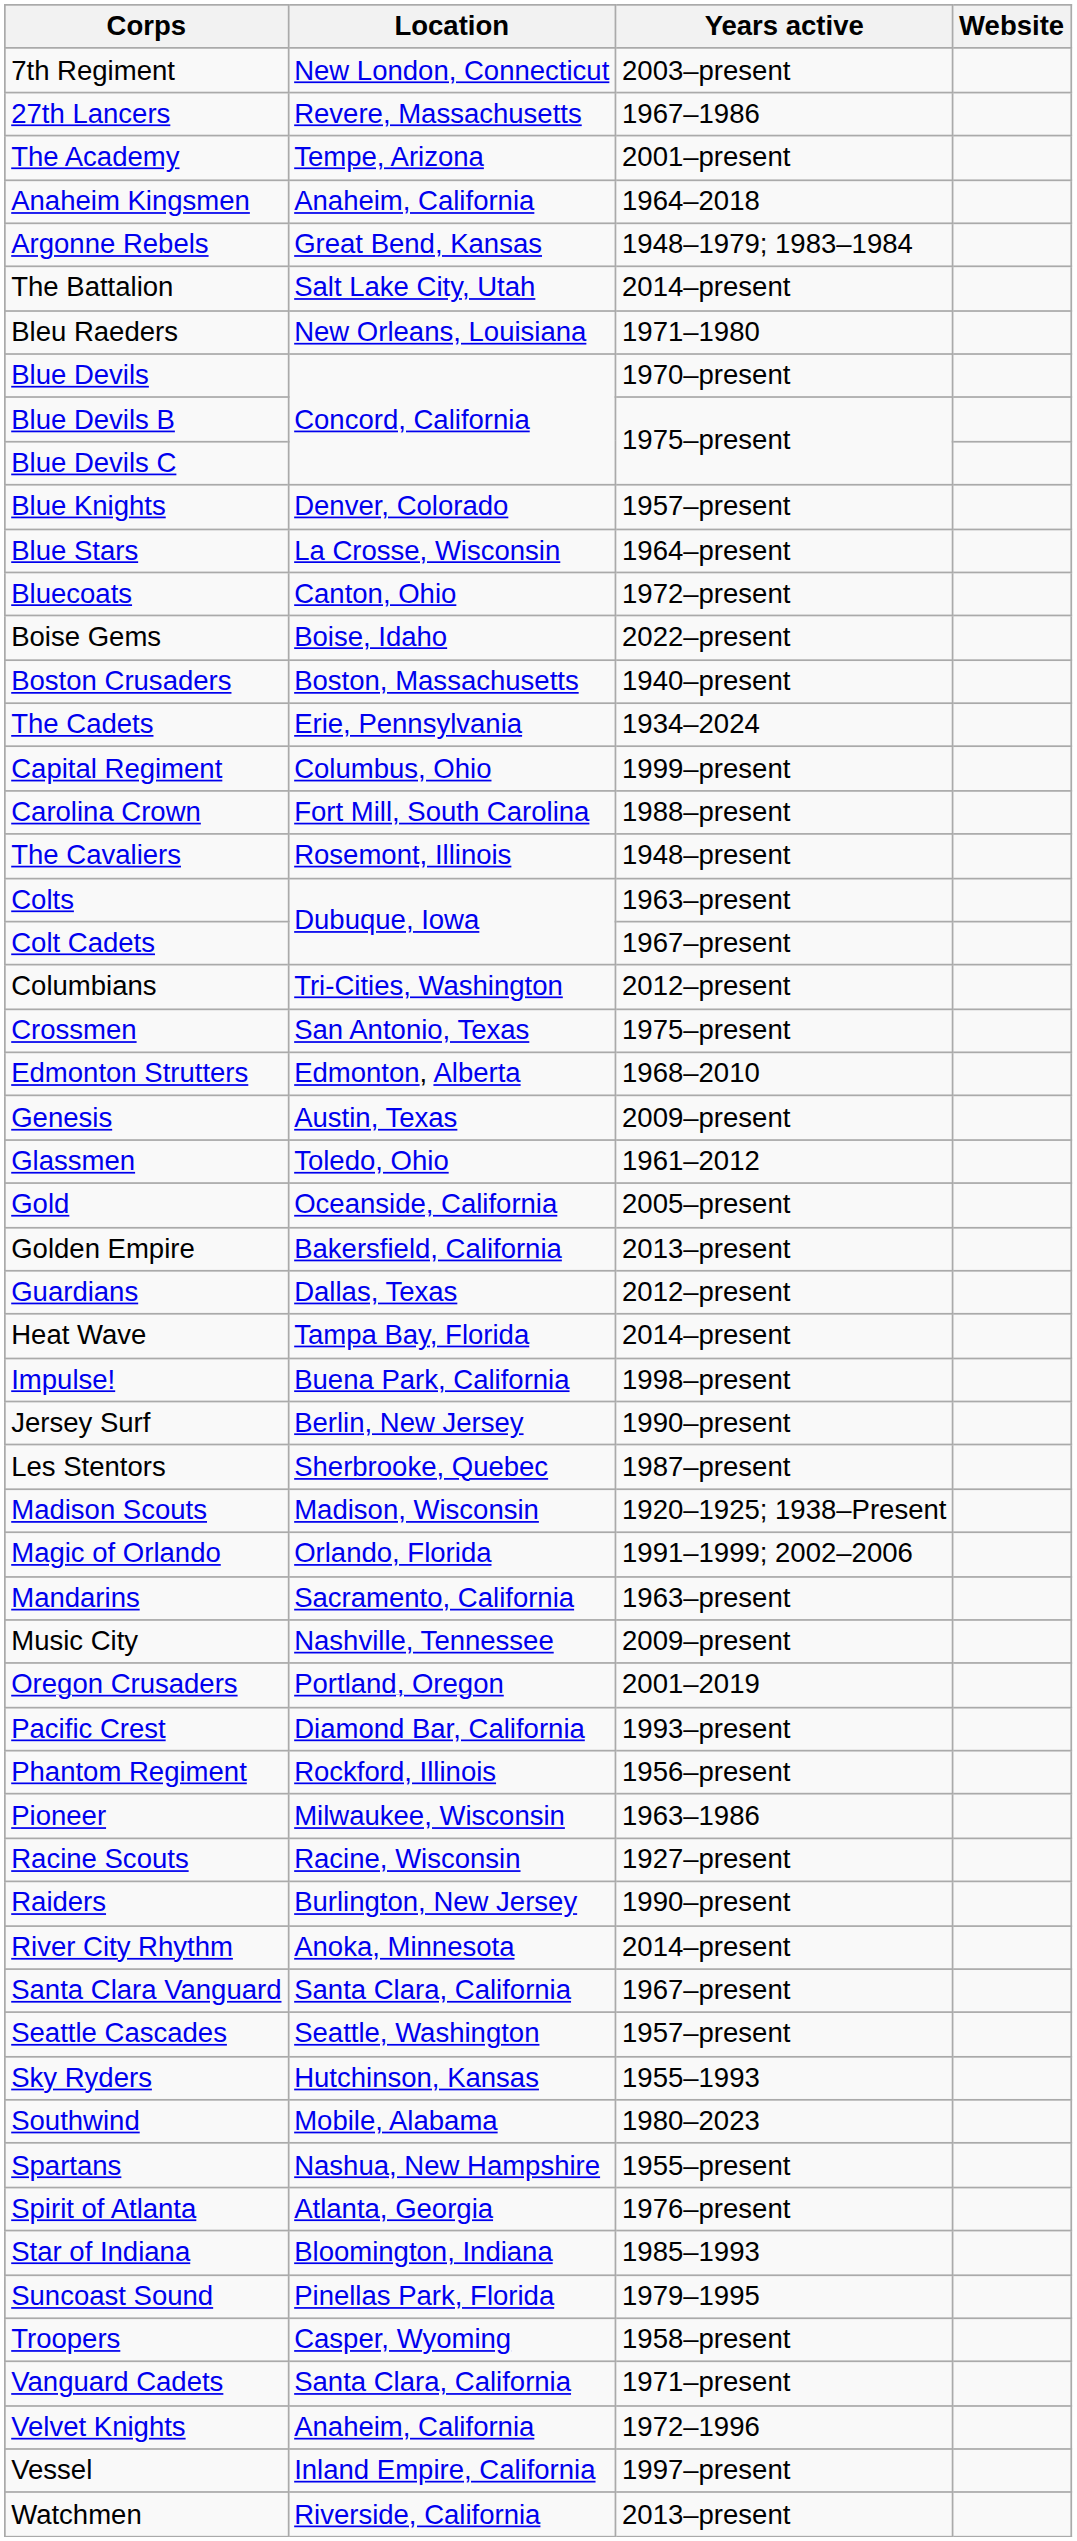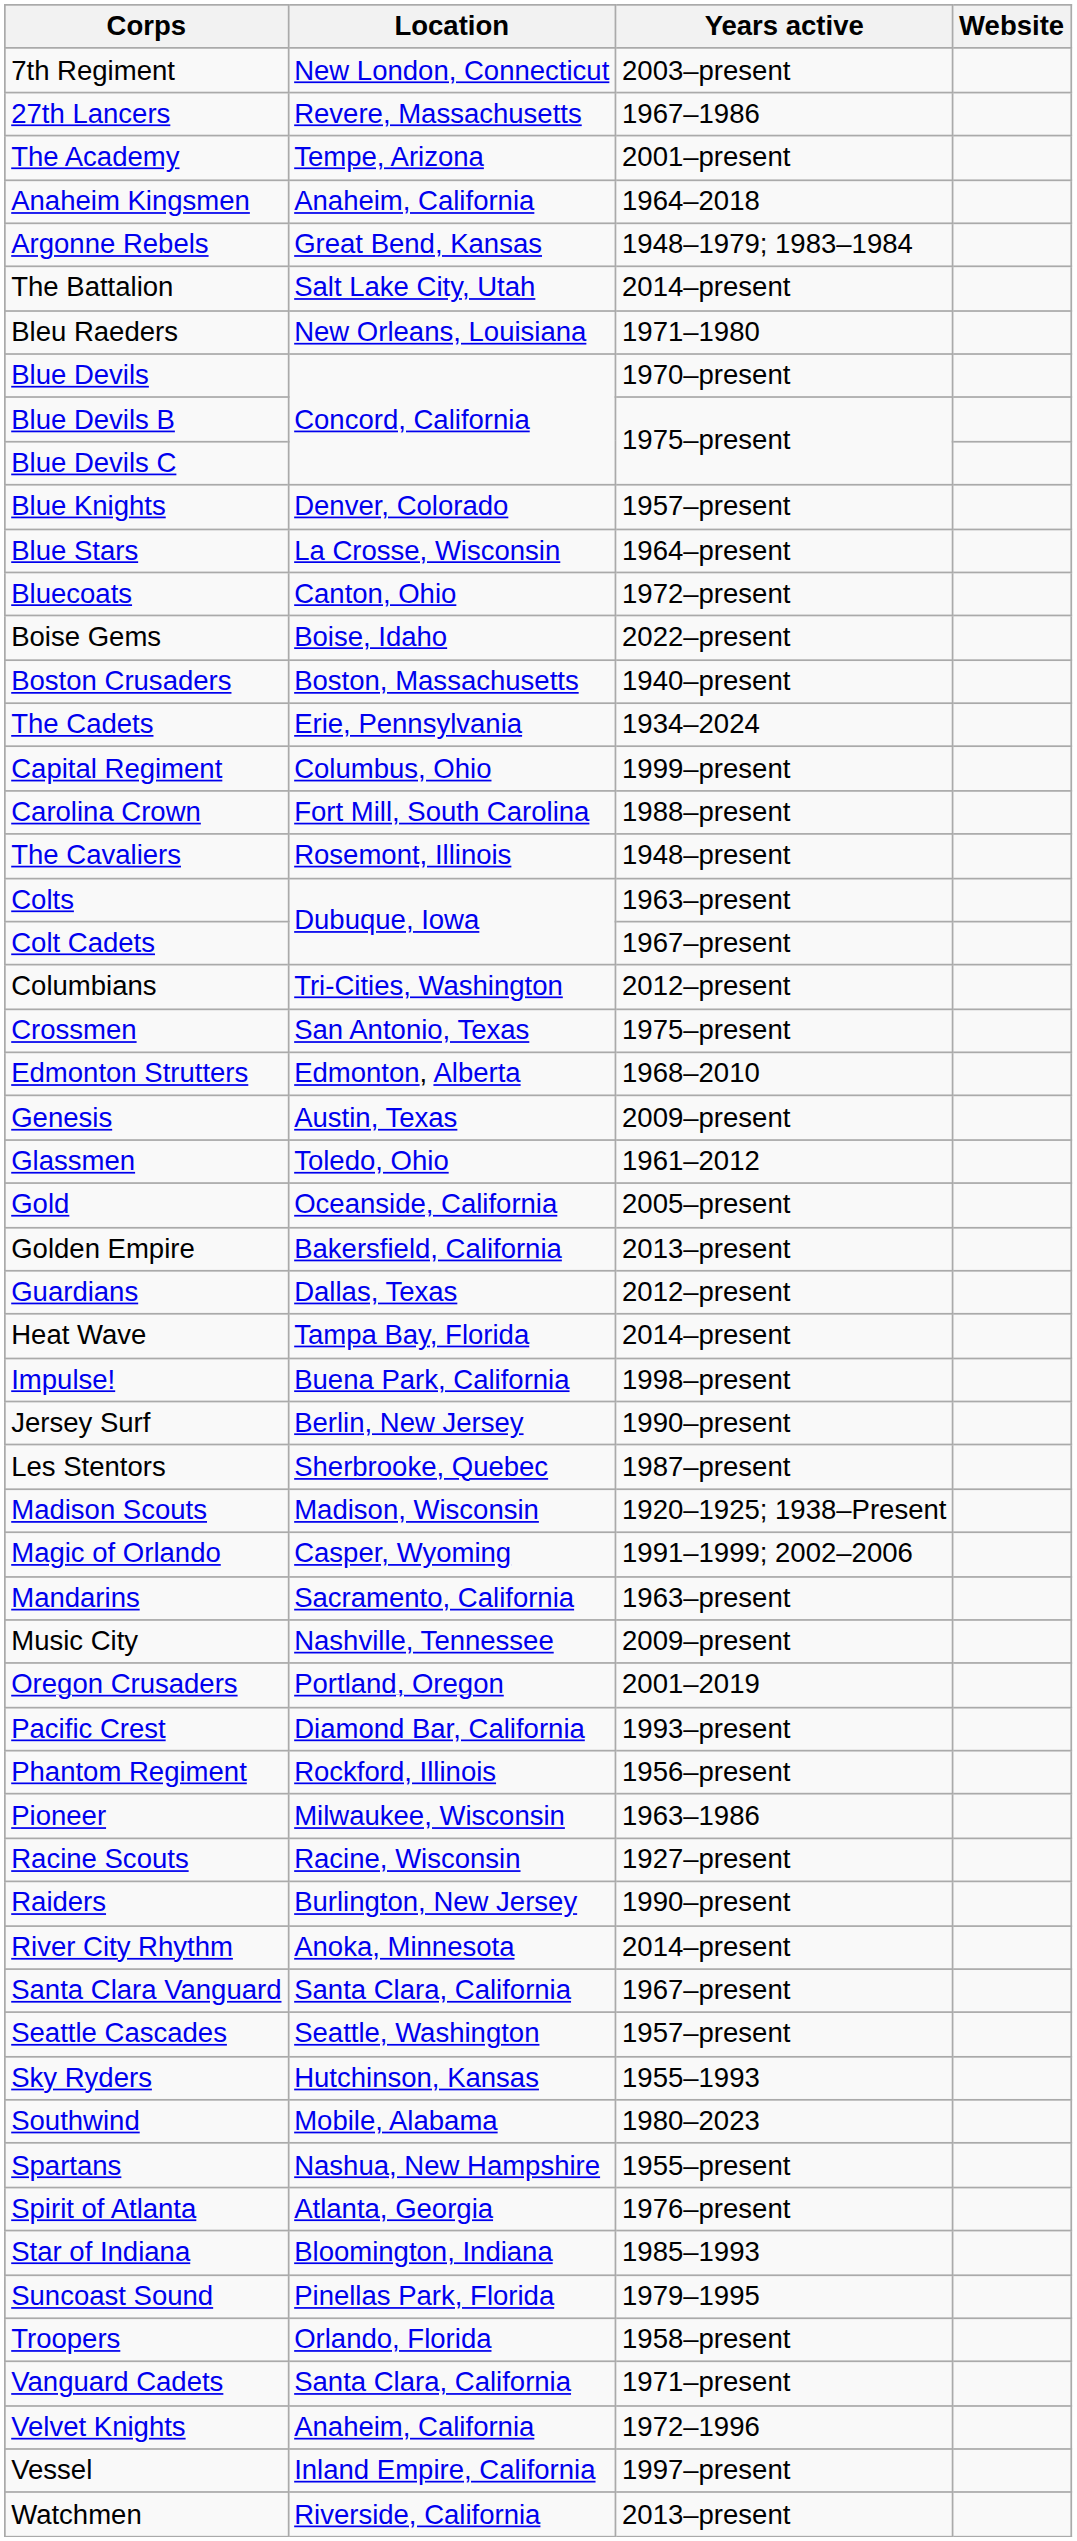(393, 1553) Orlando, Florida -> (403, 1553) Casper, Wyoming
(403, 2339) Casper, Wyoming -> (393, 2339) Orlando, Florida
